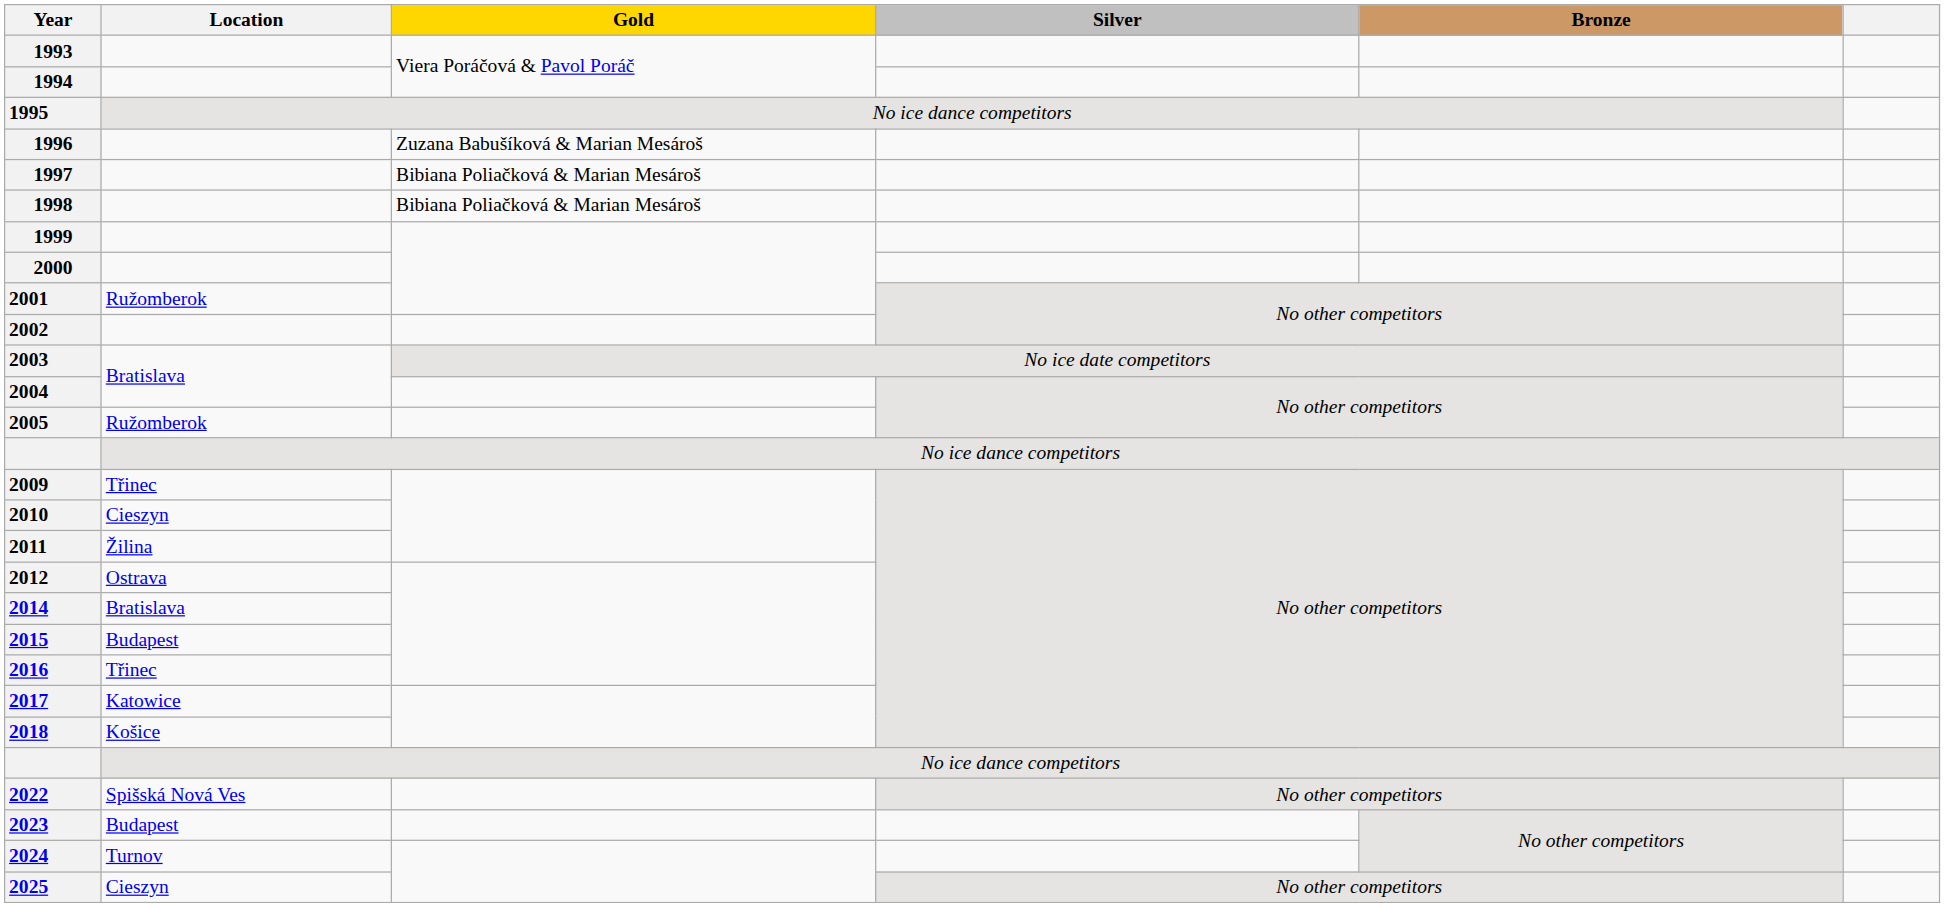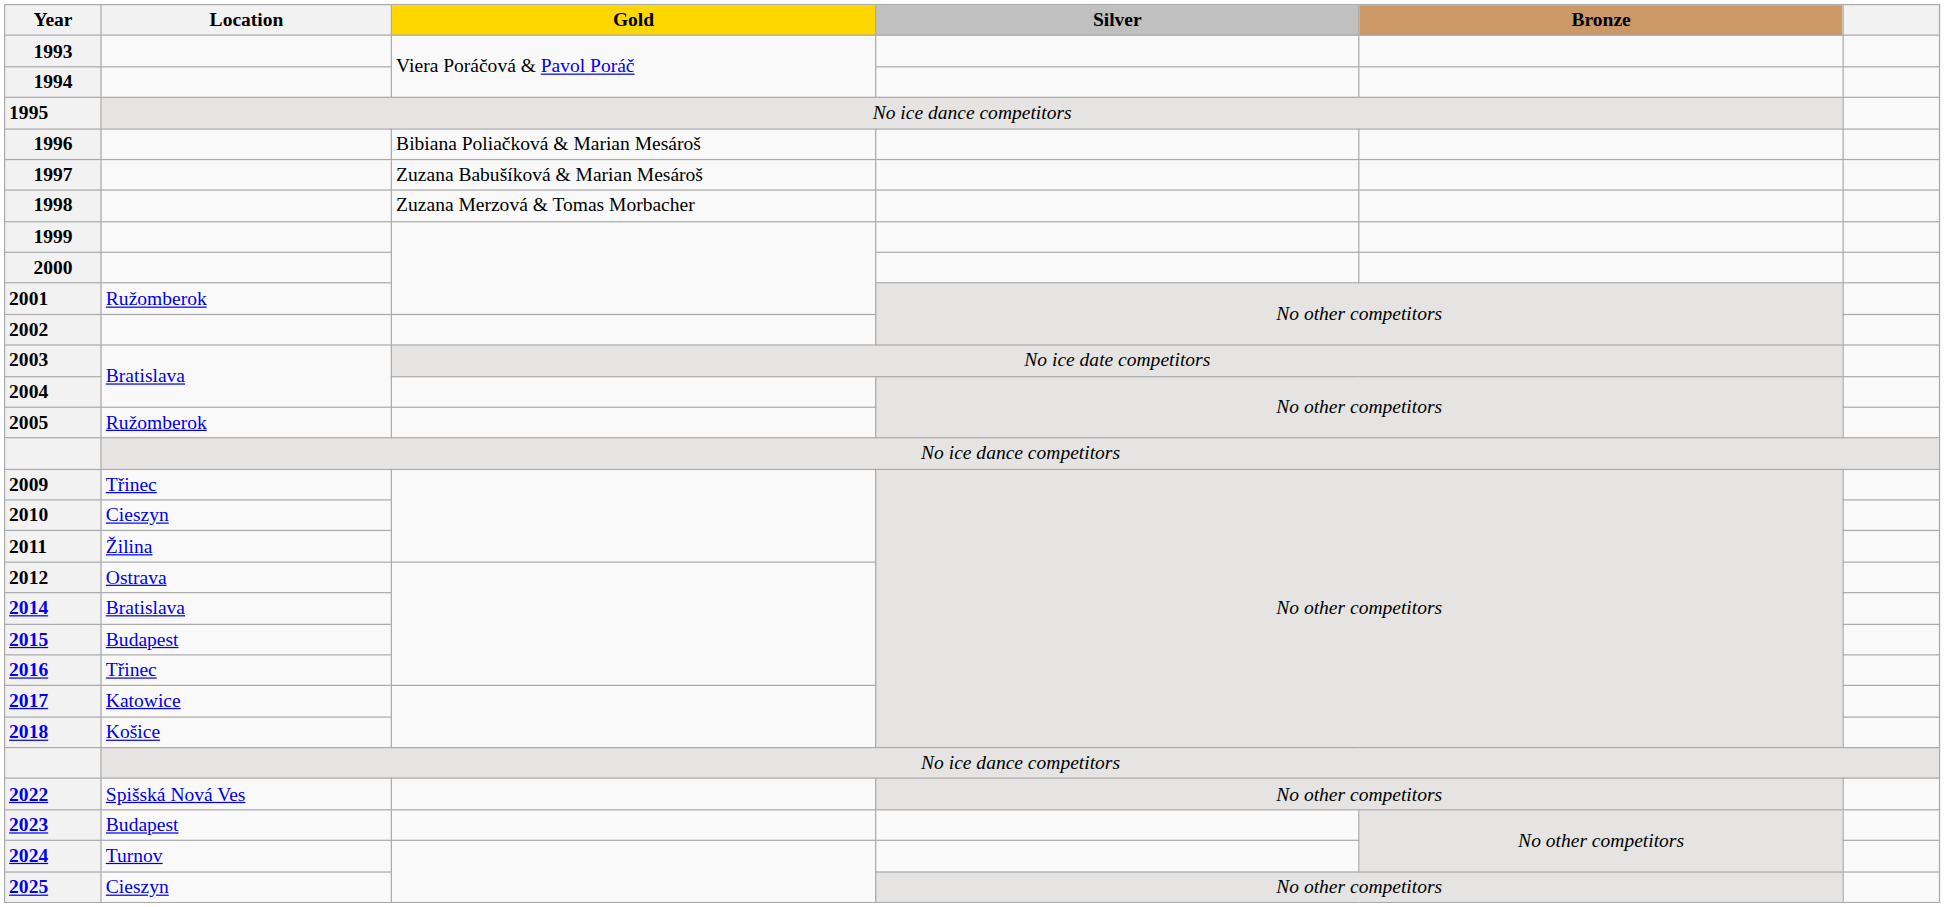(550, 143) Zuzana Babušíková & Marian Mesároš -> (548, 143) Bibiana Poliačková & Marian Mesároš
(548, 174) Bibiana Poliačková & Marian Mesároš -> (550, 174) Zuzana Babušíková & Marian Mesároš
(548, 205) Bibiana Poliačková & Marian Mesároš -> (545, 205) Zuzana Merzová & Tomas Morbacher
